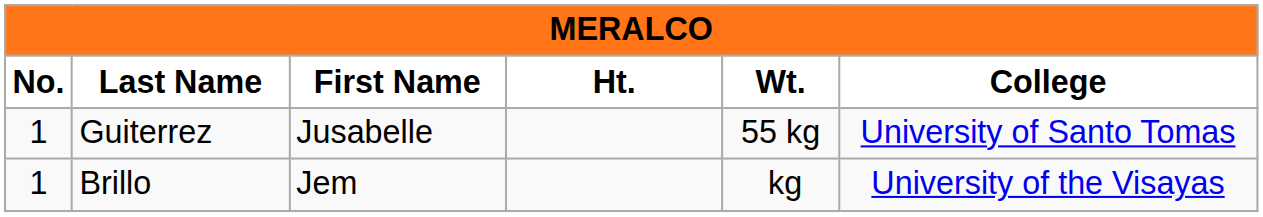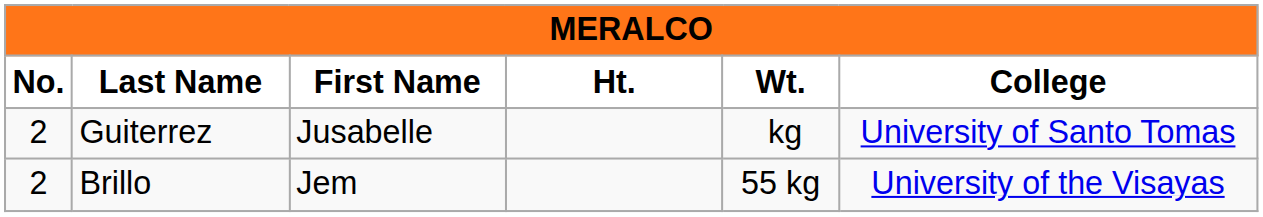(38, 132) 1 -> (38, 132) 2
(781, 132) 55 kg -> (781, 132) kg
(38, 183) 1 -> (38, 183) 2
(781, 183) kg -> (781, 183) 55 kg
